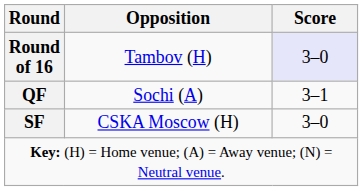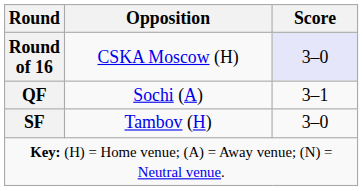(168, 56) Tambov (H) -> (168, 56) CSKA Moscow (H)
(168, 123) CSKA Moscow (H) -> (168, 123) Tambov (H)
